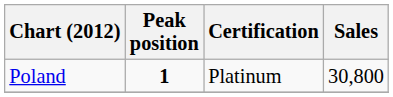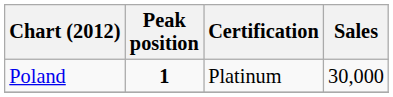(356, 75) 30,800 -> (356, 75) 30,000
